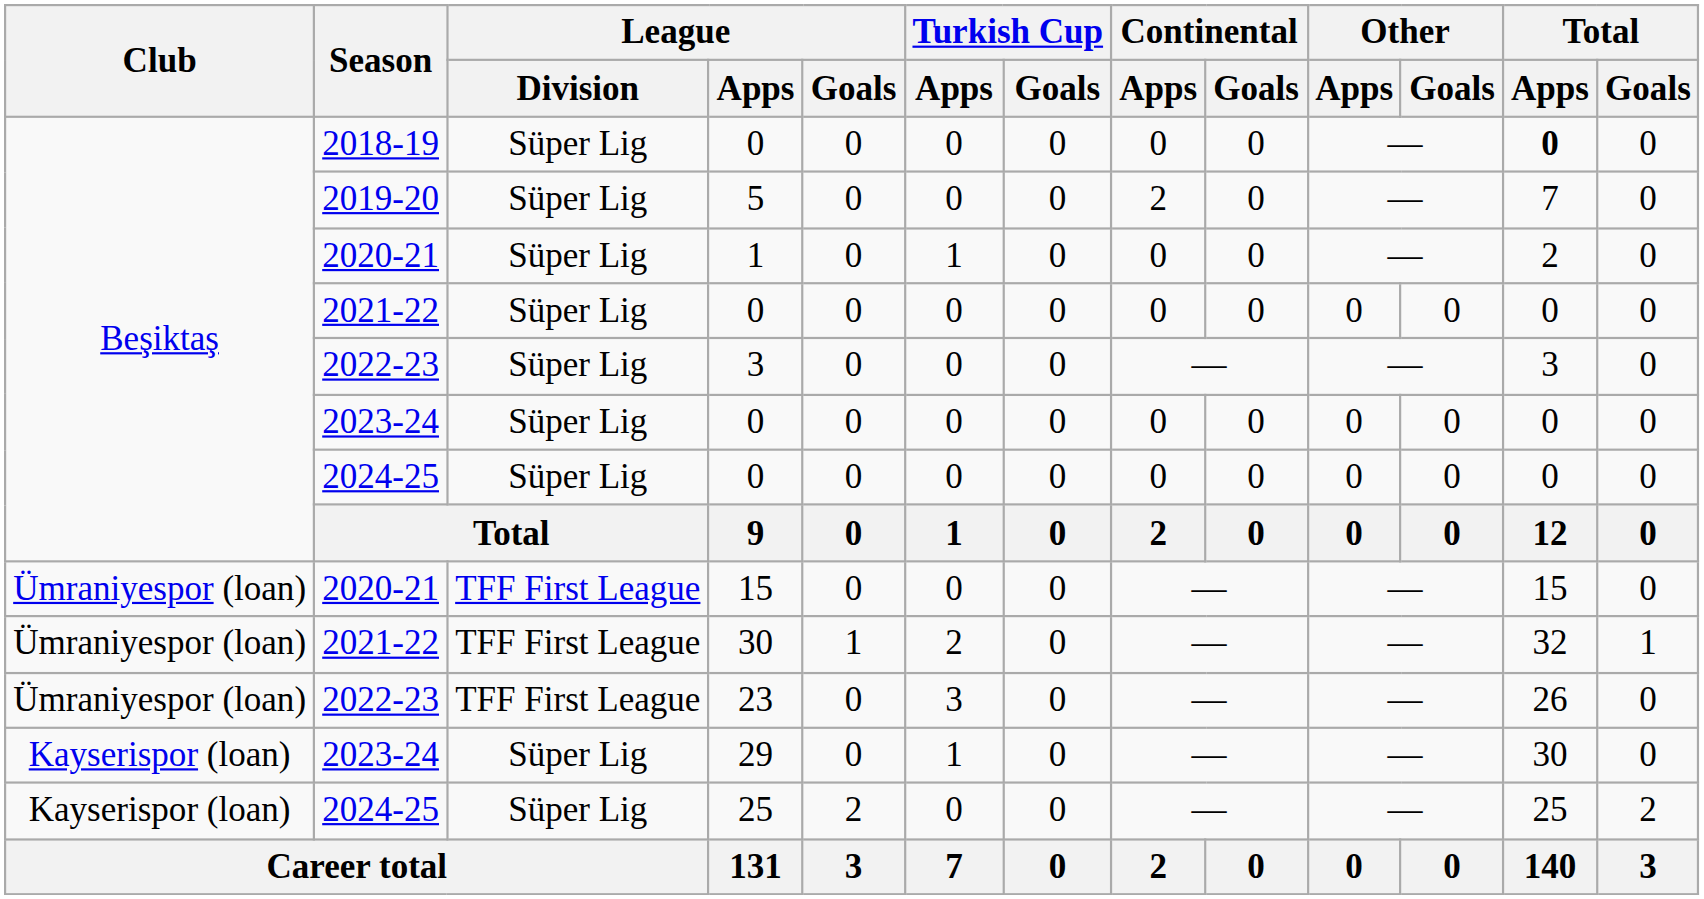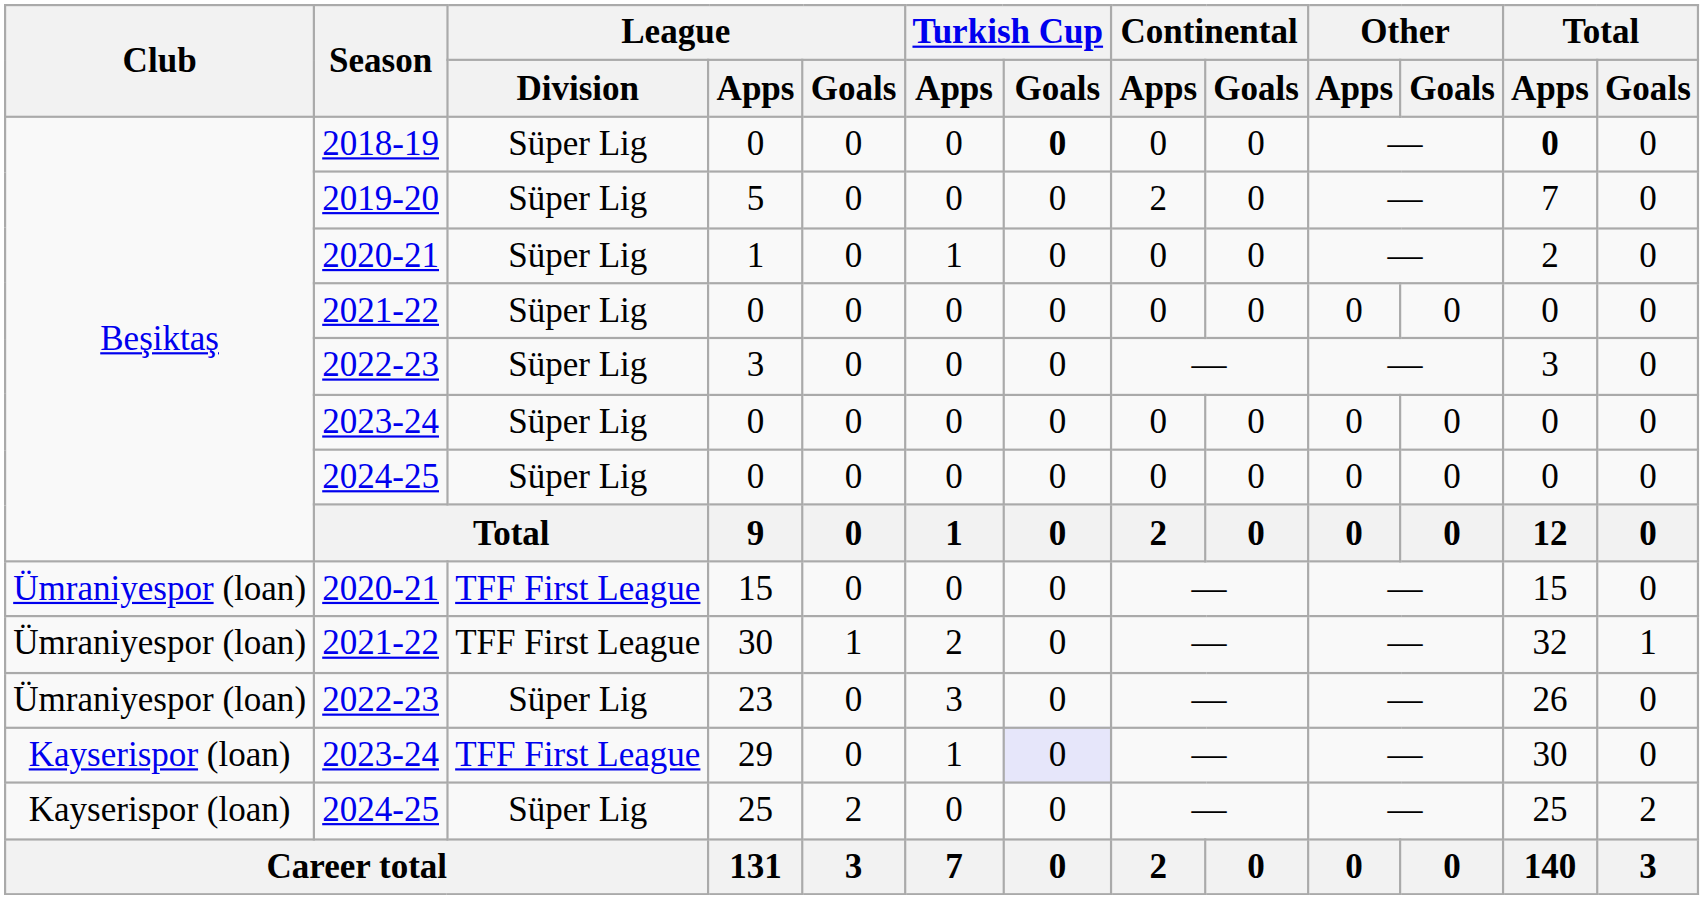(1057, 143) normal -> (1057, 143) bold
(578, 699) TFF First League -> (578, 699) Süper Lig
(578, 754) Süper Lig -> (578, 754) TFF First League
(1057, 754) no background -> (1057, 754) lavender background
